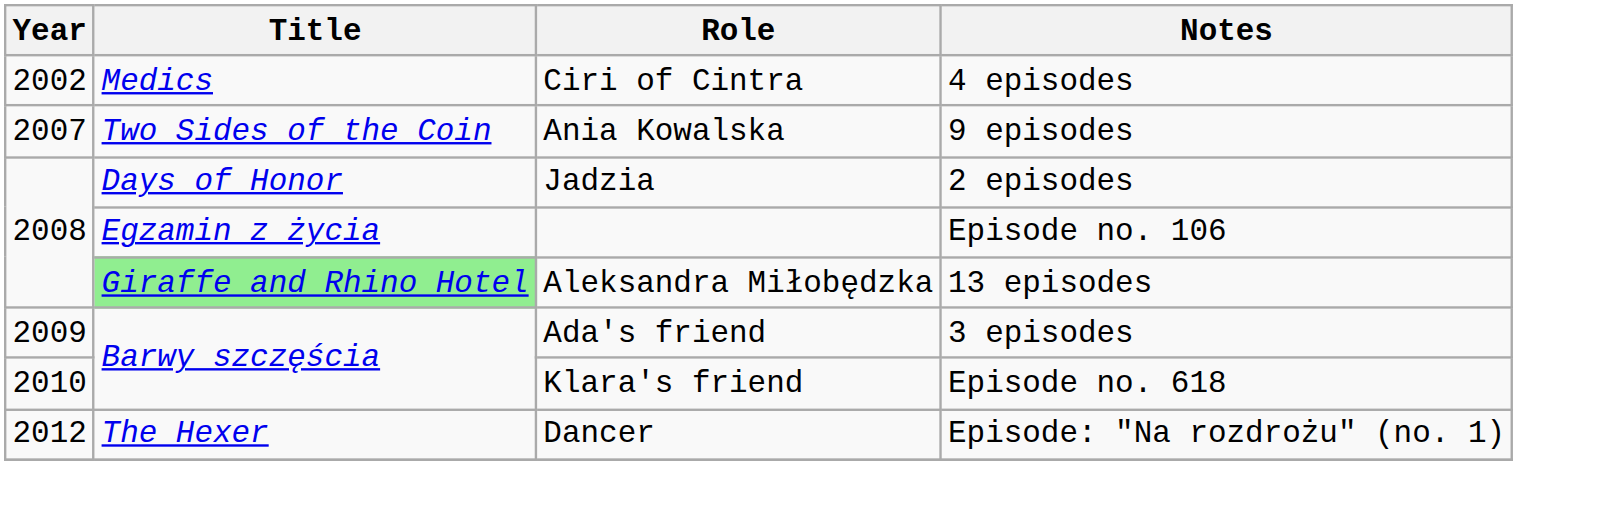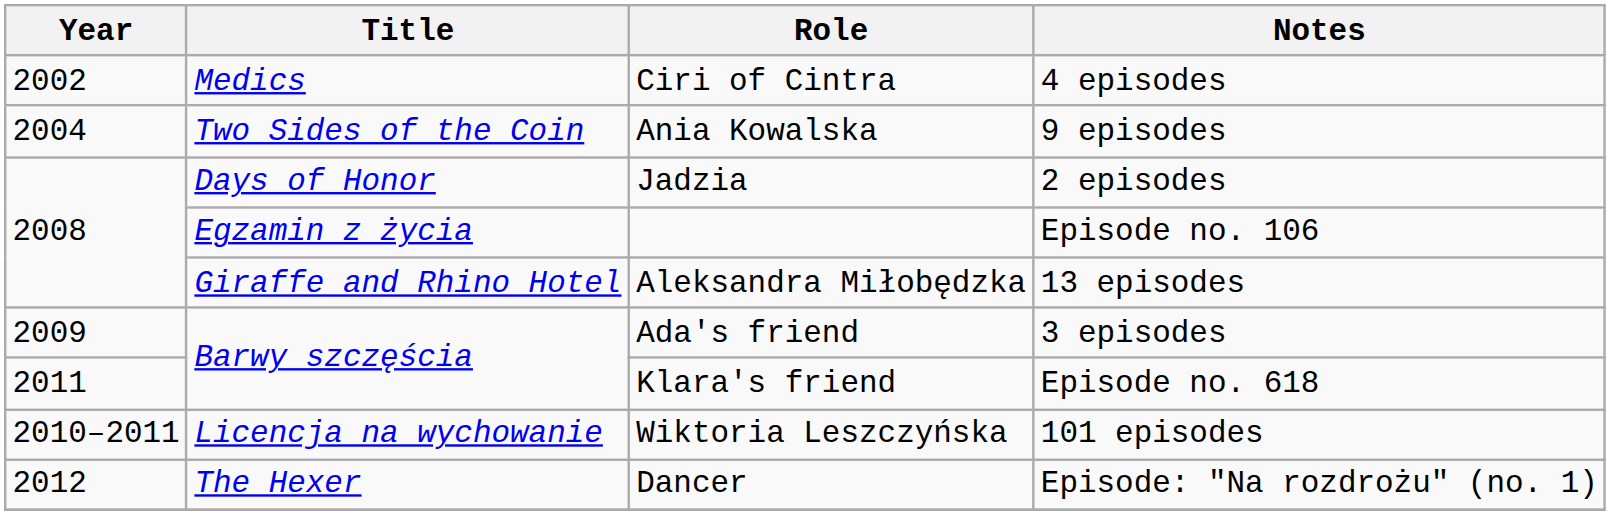(50, 131) 2007 -> (50, 131) 2004
(315, 283) lightgreen background -> (408, 283) no background
(50, 383) 2010 -> (50, 383) 2011
+ row: (822, 434)
